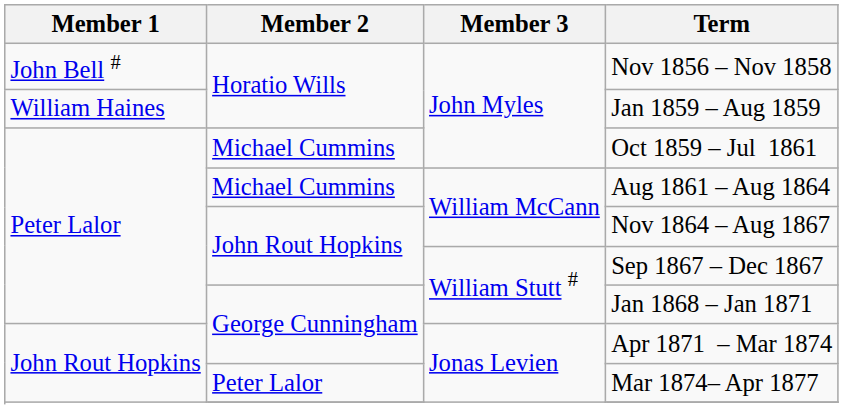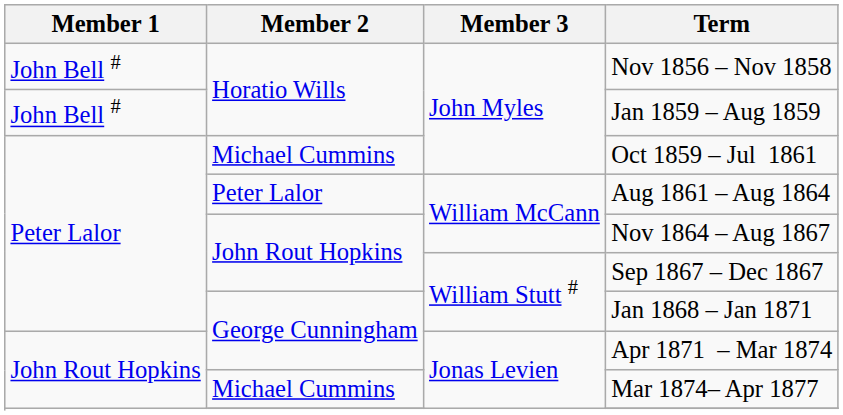(88, 108) William Haines -> (66, 112) John Bell #
(303, 187) Michael Cummins -> (267, 193) Peter Lalor
(267, 382) Peter Lalor -> (303, 389) Michael Cummins
